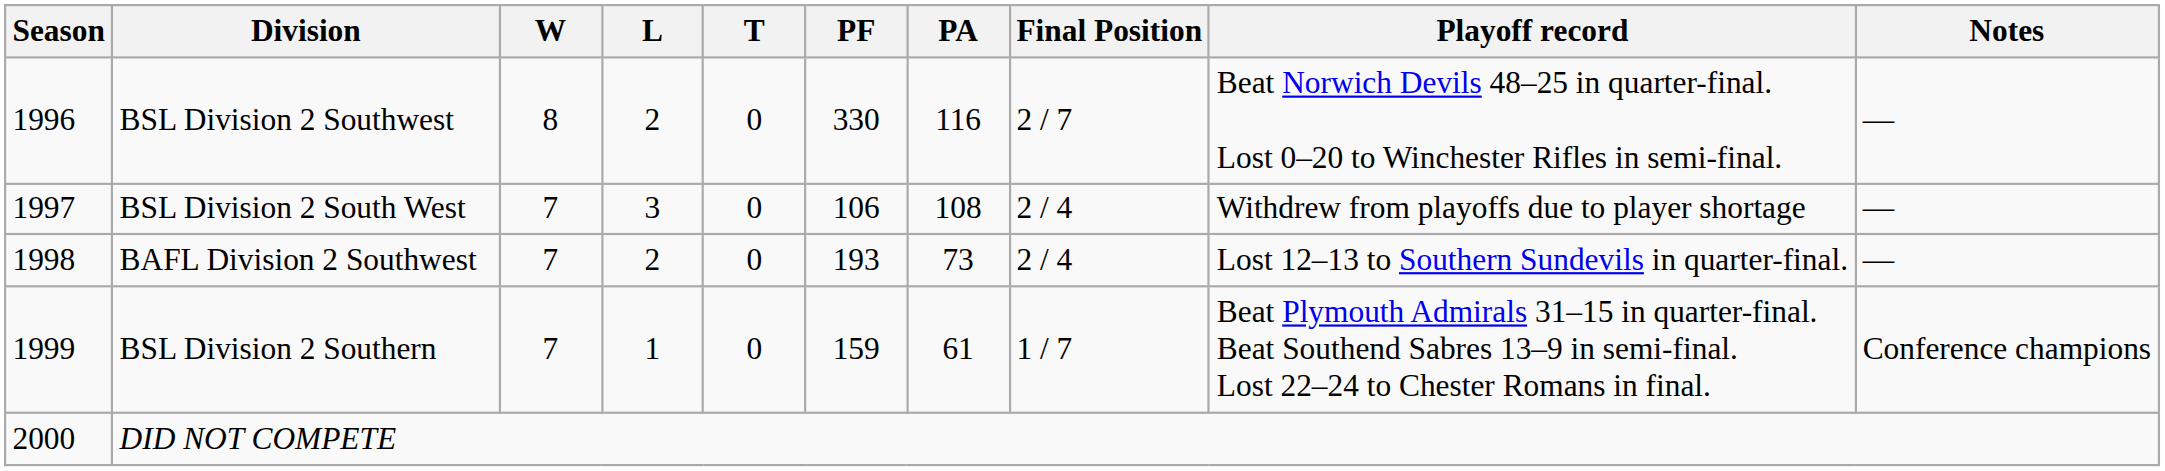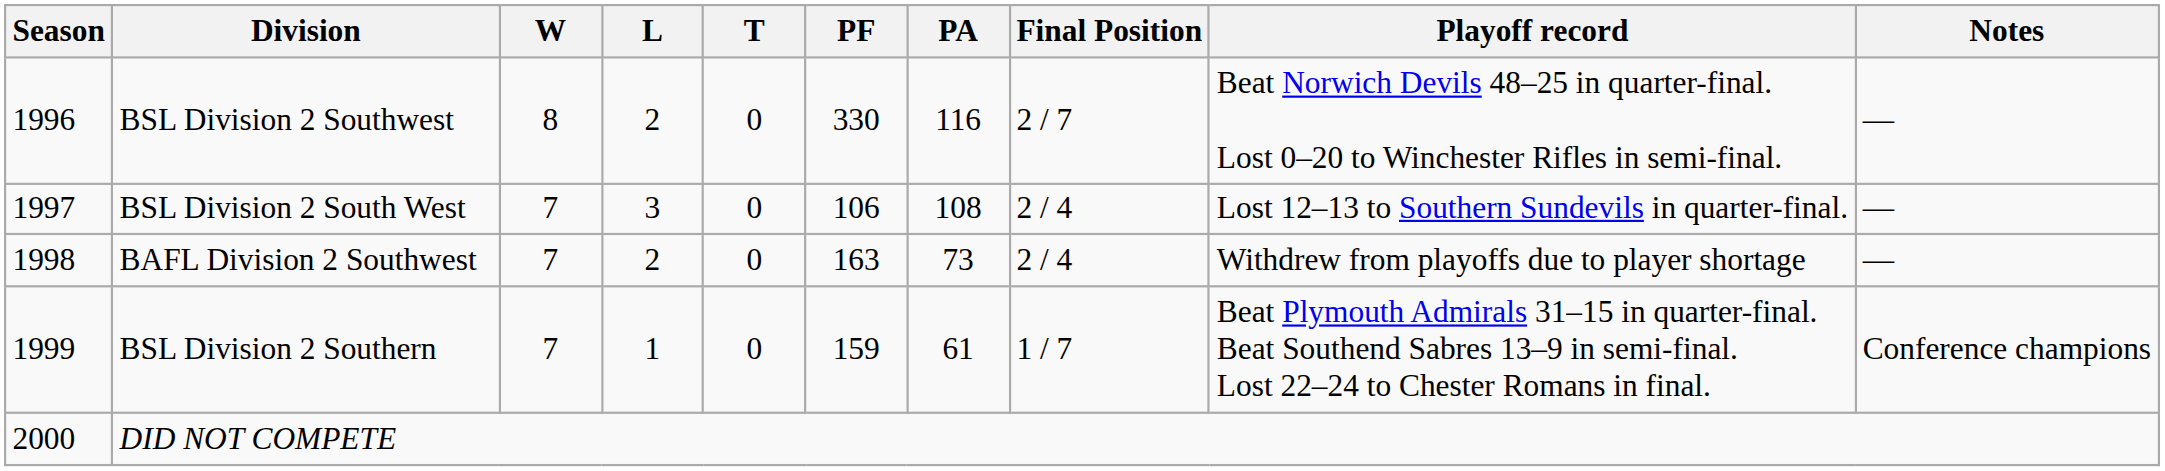(1511, 208) Withdrew from playoffs due to player shortage -> (1532, 208) Lost 12–13 to Southern Sundevils in quarter-final.
(856, 260) 193 -> (856, 260) 163
(1532, 260) Lost 12–13 to Southern Sundevils in quarter-final. -> (1511, 260) Withdrew from playoffs due to player shortage
